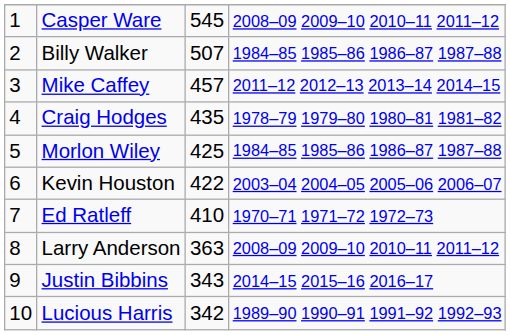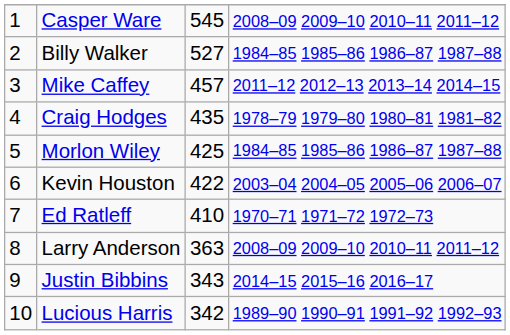(207, 53) 507 -> (207, 53) 527
